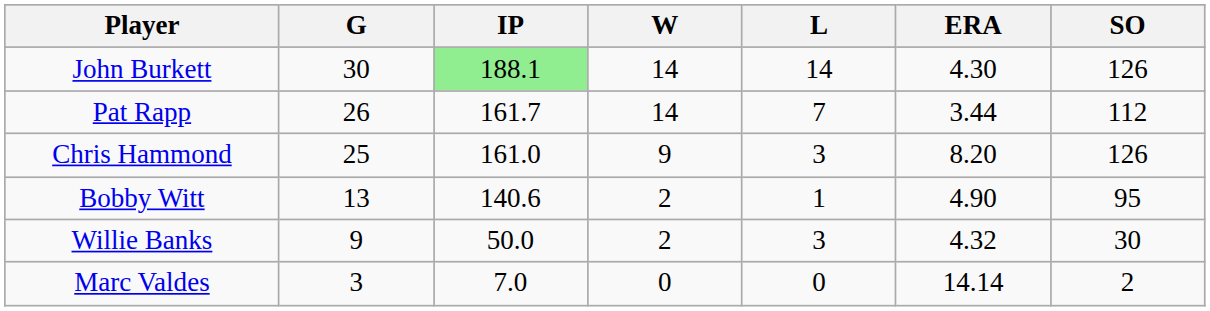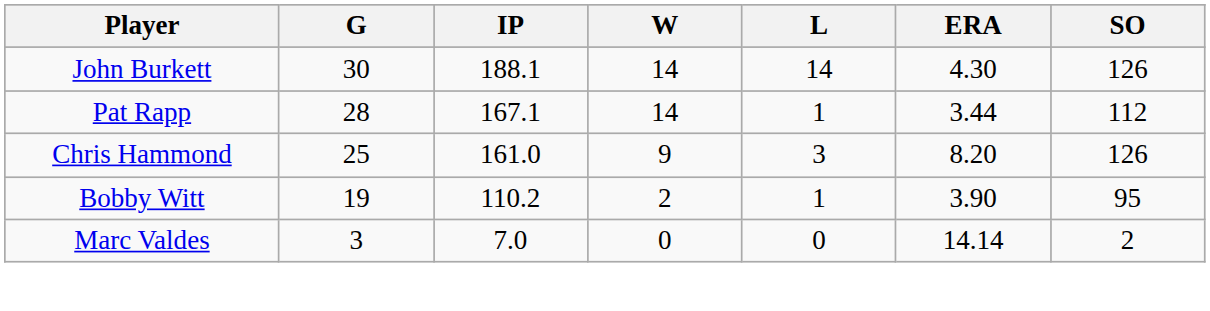(510, 68) lightgreen background -> (510, 68) no background
(356, 111) 26 -> (356, 111) 28
(510, 111) 161.7 -> (510, 111) 167.1
(819, 111) 7 -> (819, 111) 1
(356, 197) 13 -> (356, 197) 19
(510, 197) 140.6 -> (510, 197) 110.2
(973, 197) 4.90 -> (973, 197) 3.90
- row: (142, 240)
